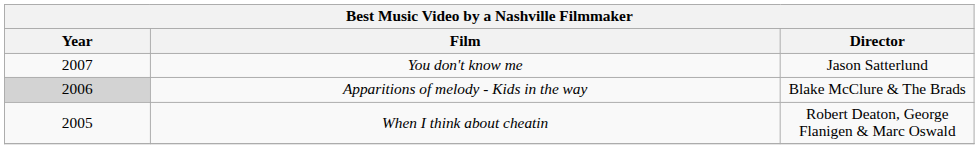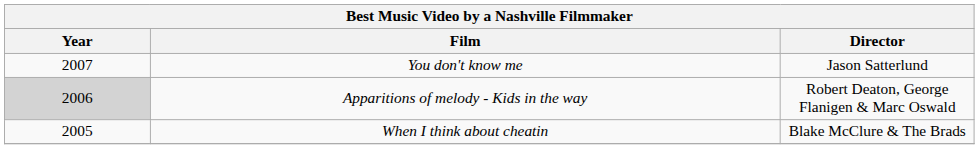(877, 89) Blake McClure & The Brads -> (877, 98) Robert Deaton, George Flanigen & Marc Oswald
(877, 122) Robert Deaton, George Flanigen & Marc Oswald -> (877, 131) Blake McClure & The Brads
